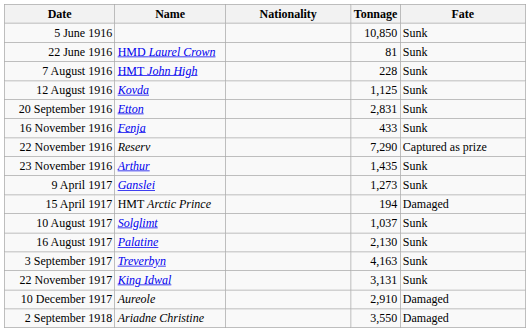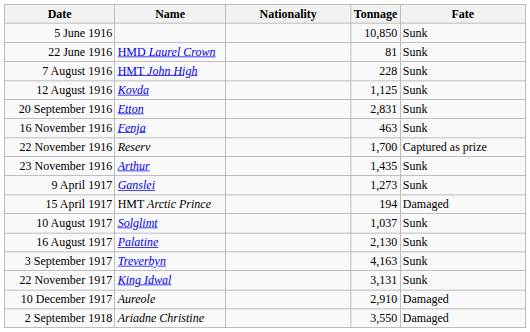(388, 128) 433 -> (388, 128) 463
(384, 147) 7,290 -> (384, 147) 1,700
